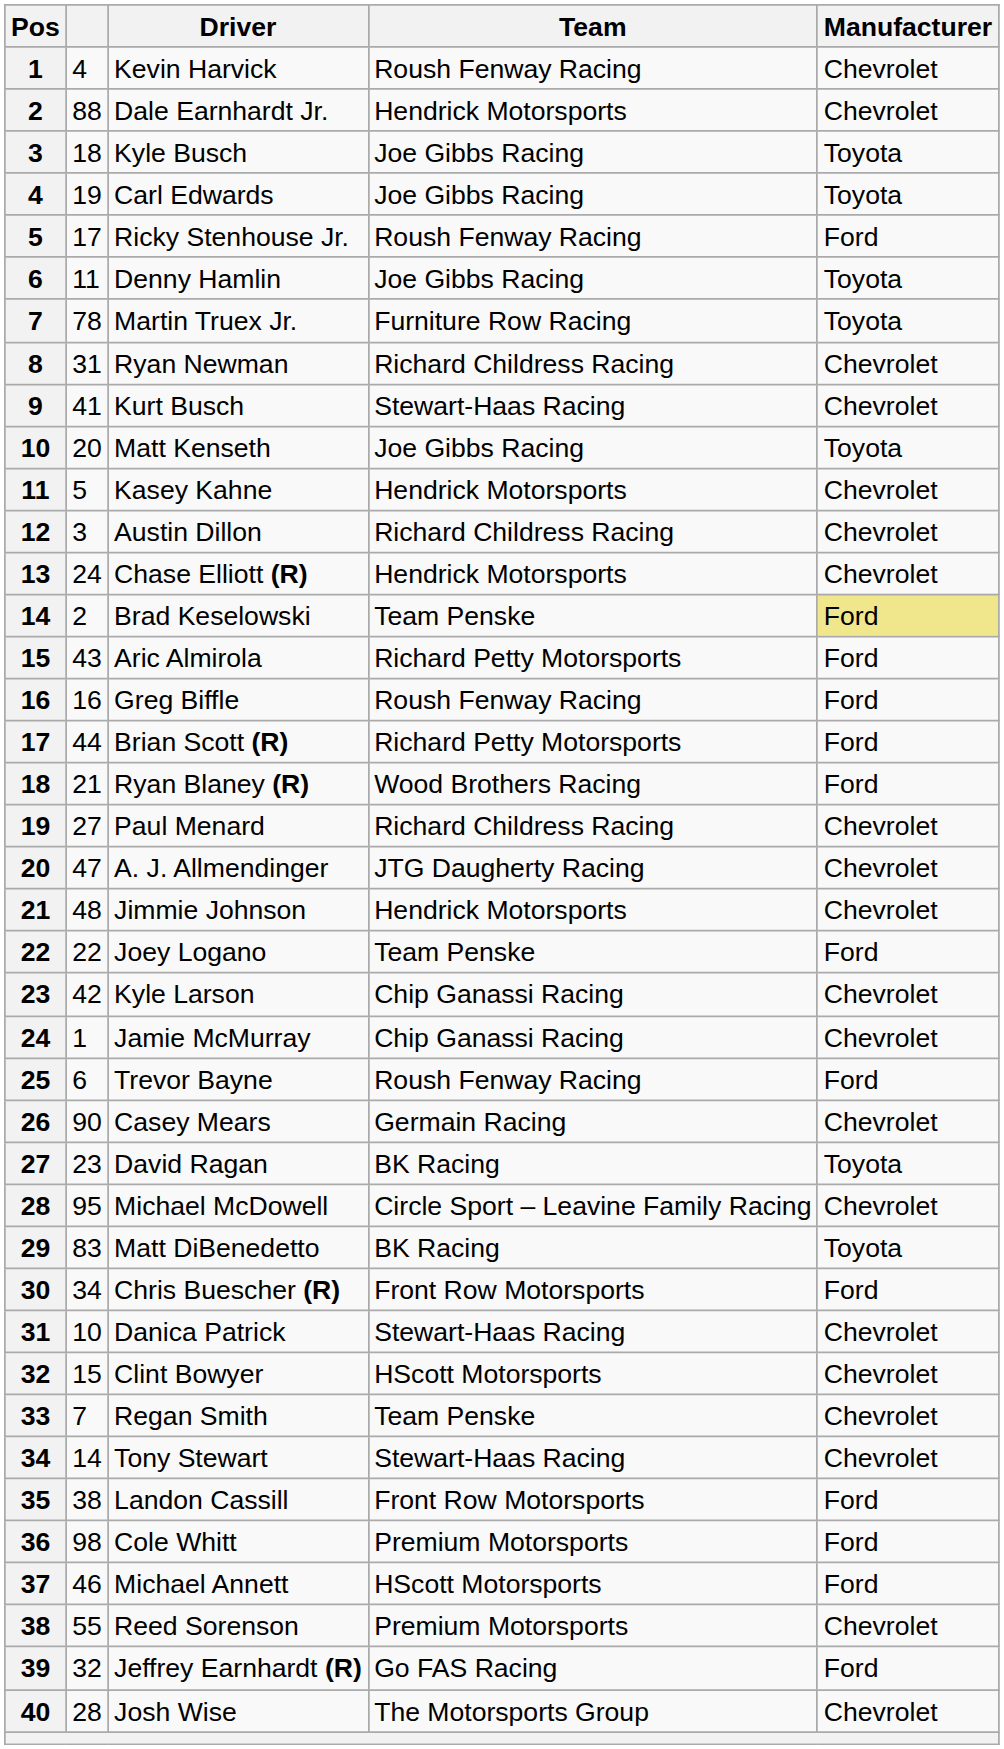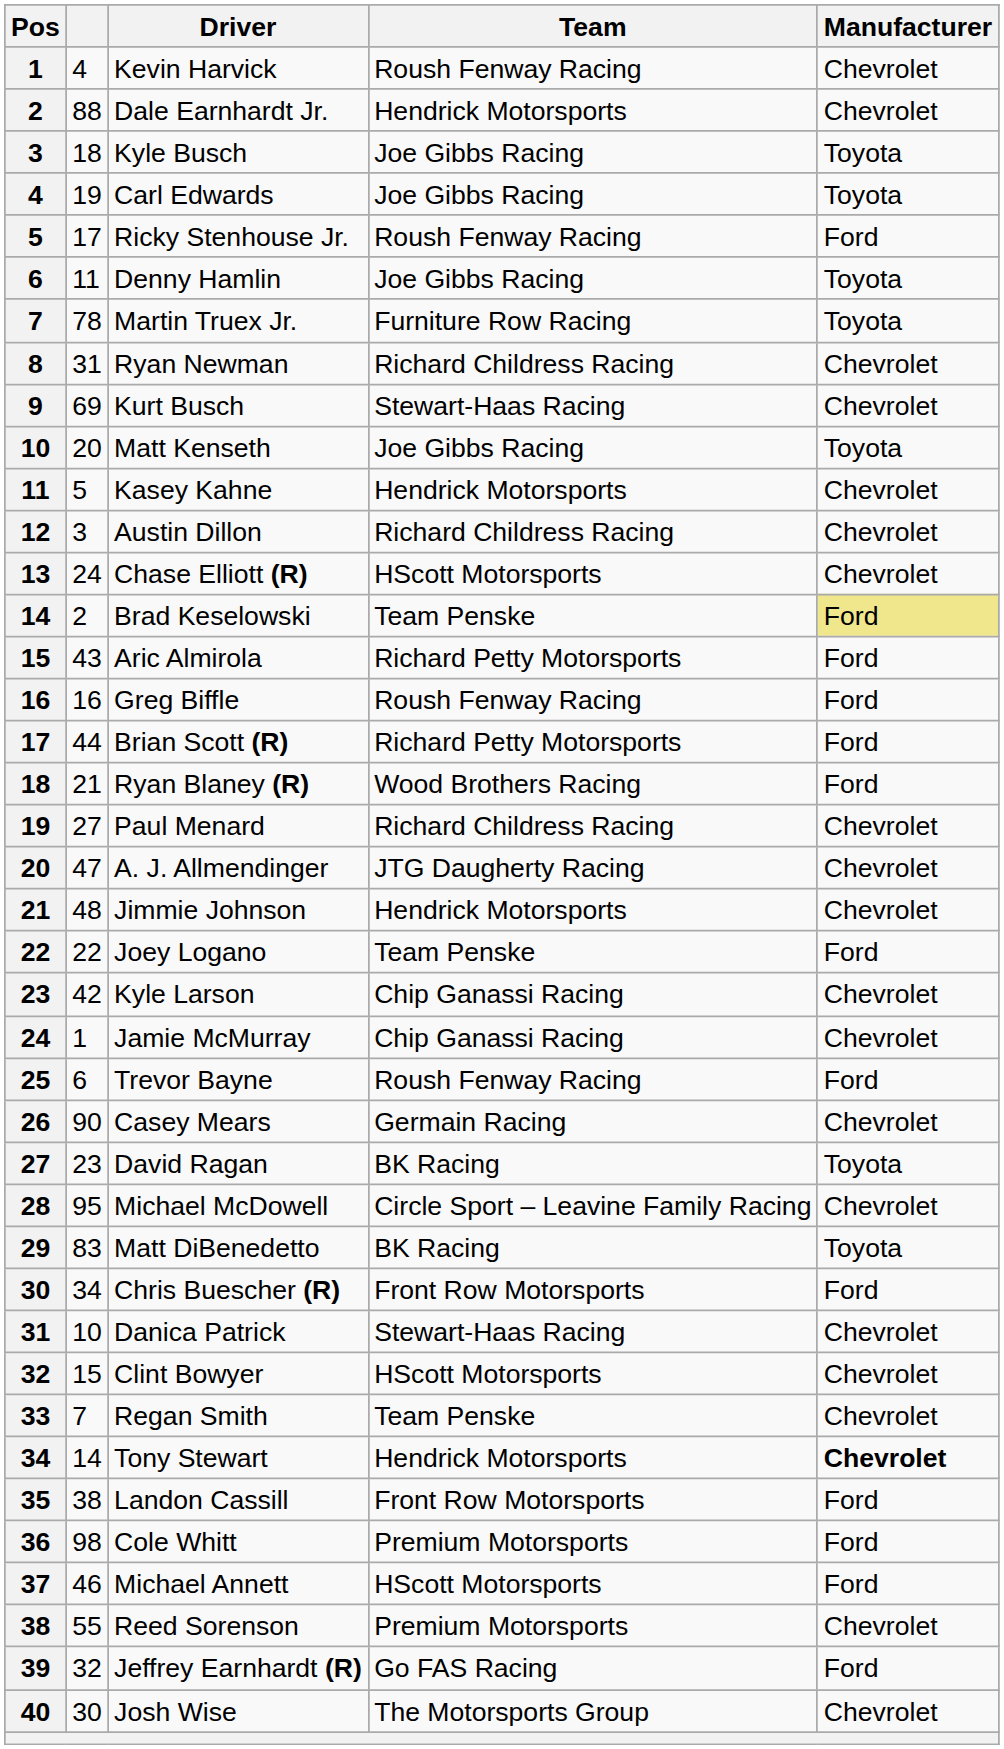(87, 405) 41 -> (87, 405) 69
(500, 574) Hendrick Motorsports -> (488, 574) HScott Motorsports
(500, 1458) Stewart-Haas Racing -> (500, 1458) Hendrick Motorsports
(881, 1458) normal -> (885, 1458) bold
(87, 1710) 28 -> (87, 1710) 30
